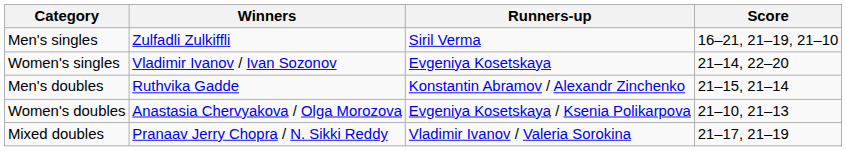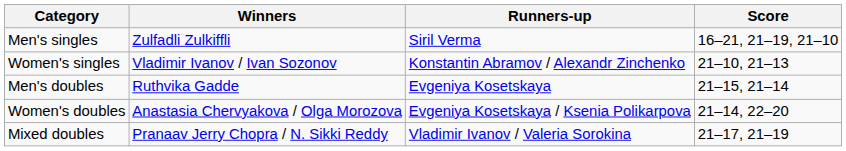(480, 63) Evgeniya Kosetskaya -> (547, 63) Konstantin Abramov / Alexandr Zinchenko
(743, 63) 21–14, 22–20 -> (743, 63) 21–10, 21–13
(547, 87) Konstantin Abramov / Alexandr Zinchenko -> (480, 87) Evgeniya Kosetskaya
(743, 110) 21–10, 21–13 -> (743, 110) 21–14, 22–20
